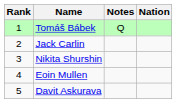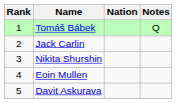columns swapped: (154, 12) <-> (120, 12)
